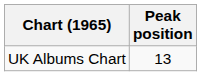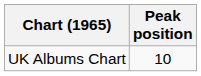(163, 58) 13 -> (163, 58) 10
